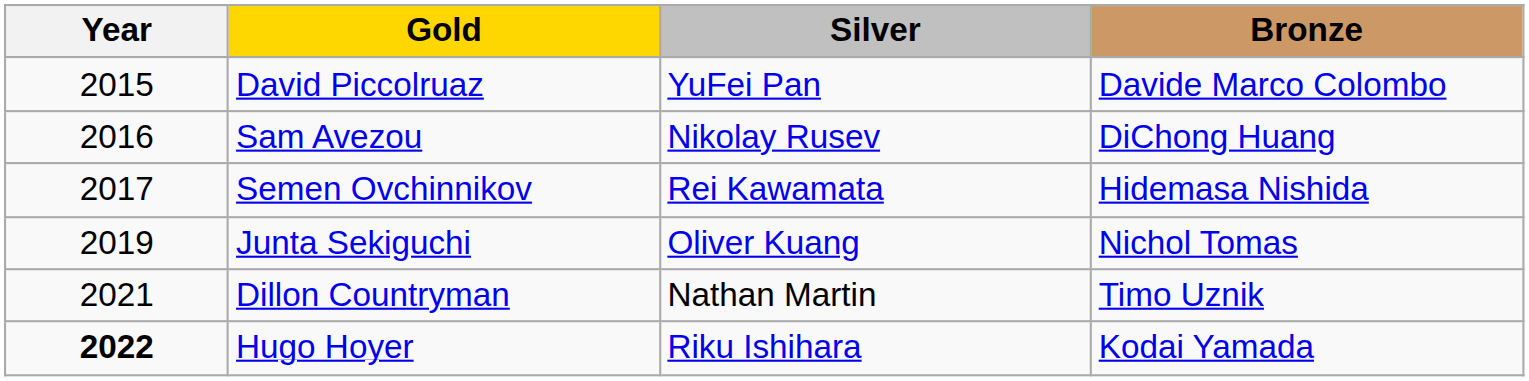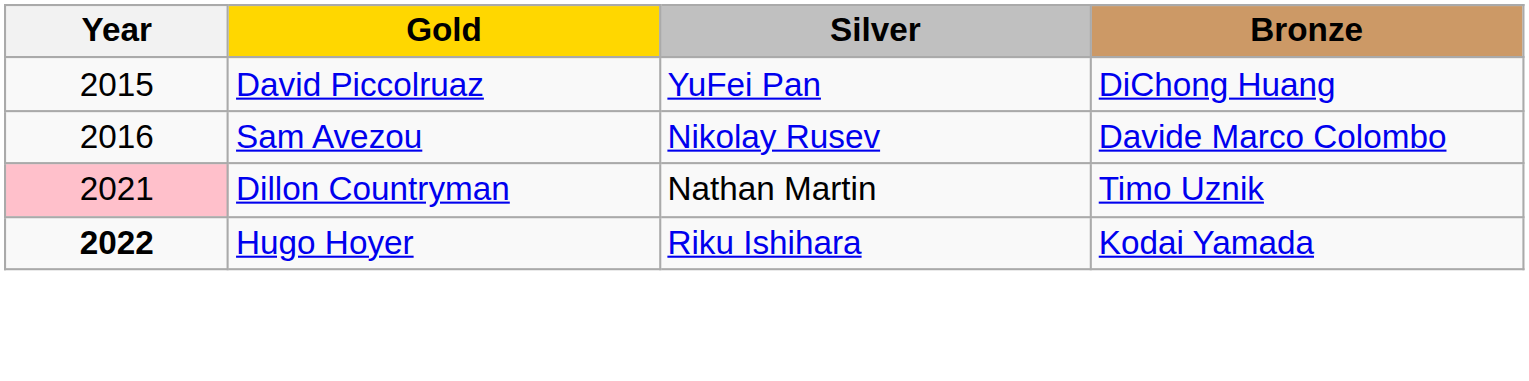(1273, 83) Davide Marco Colombo -> (1217, 83) DiChong Huang
(1217, 136) DiChong Huang -> (1273, 136) Davide Marco Colombo
- row: (384, 189)
- row: (354, 242)
(117, 294) no background -> (117, 189) pink background
